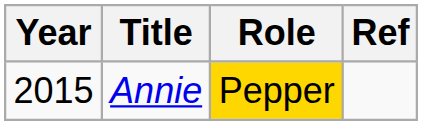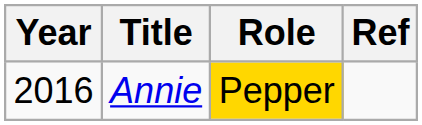(53, 90) 2015 -> (53, 90) 2016
